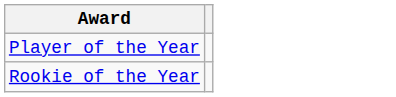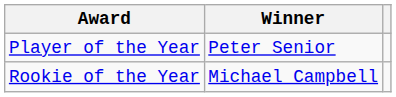+ column: (293, 19)
